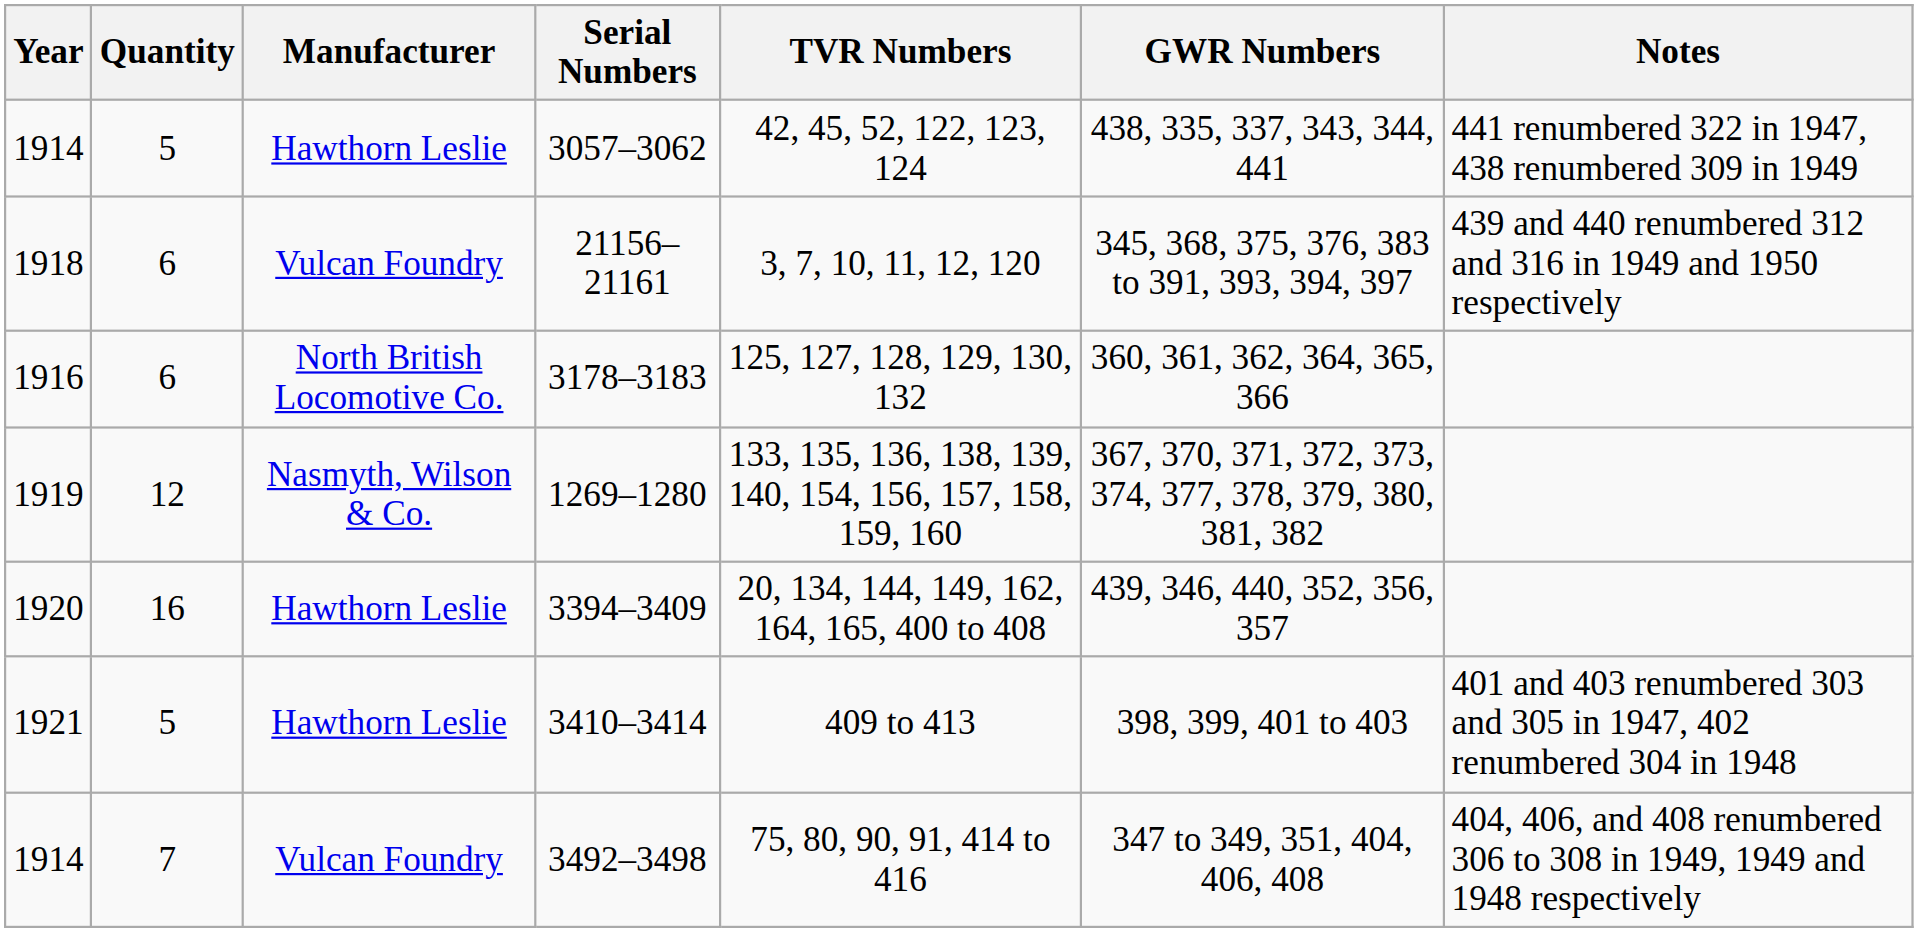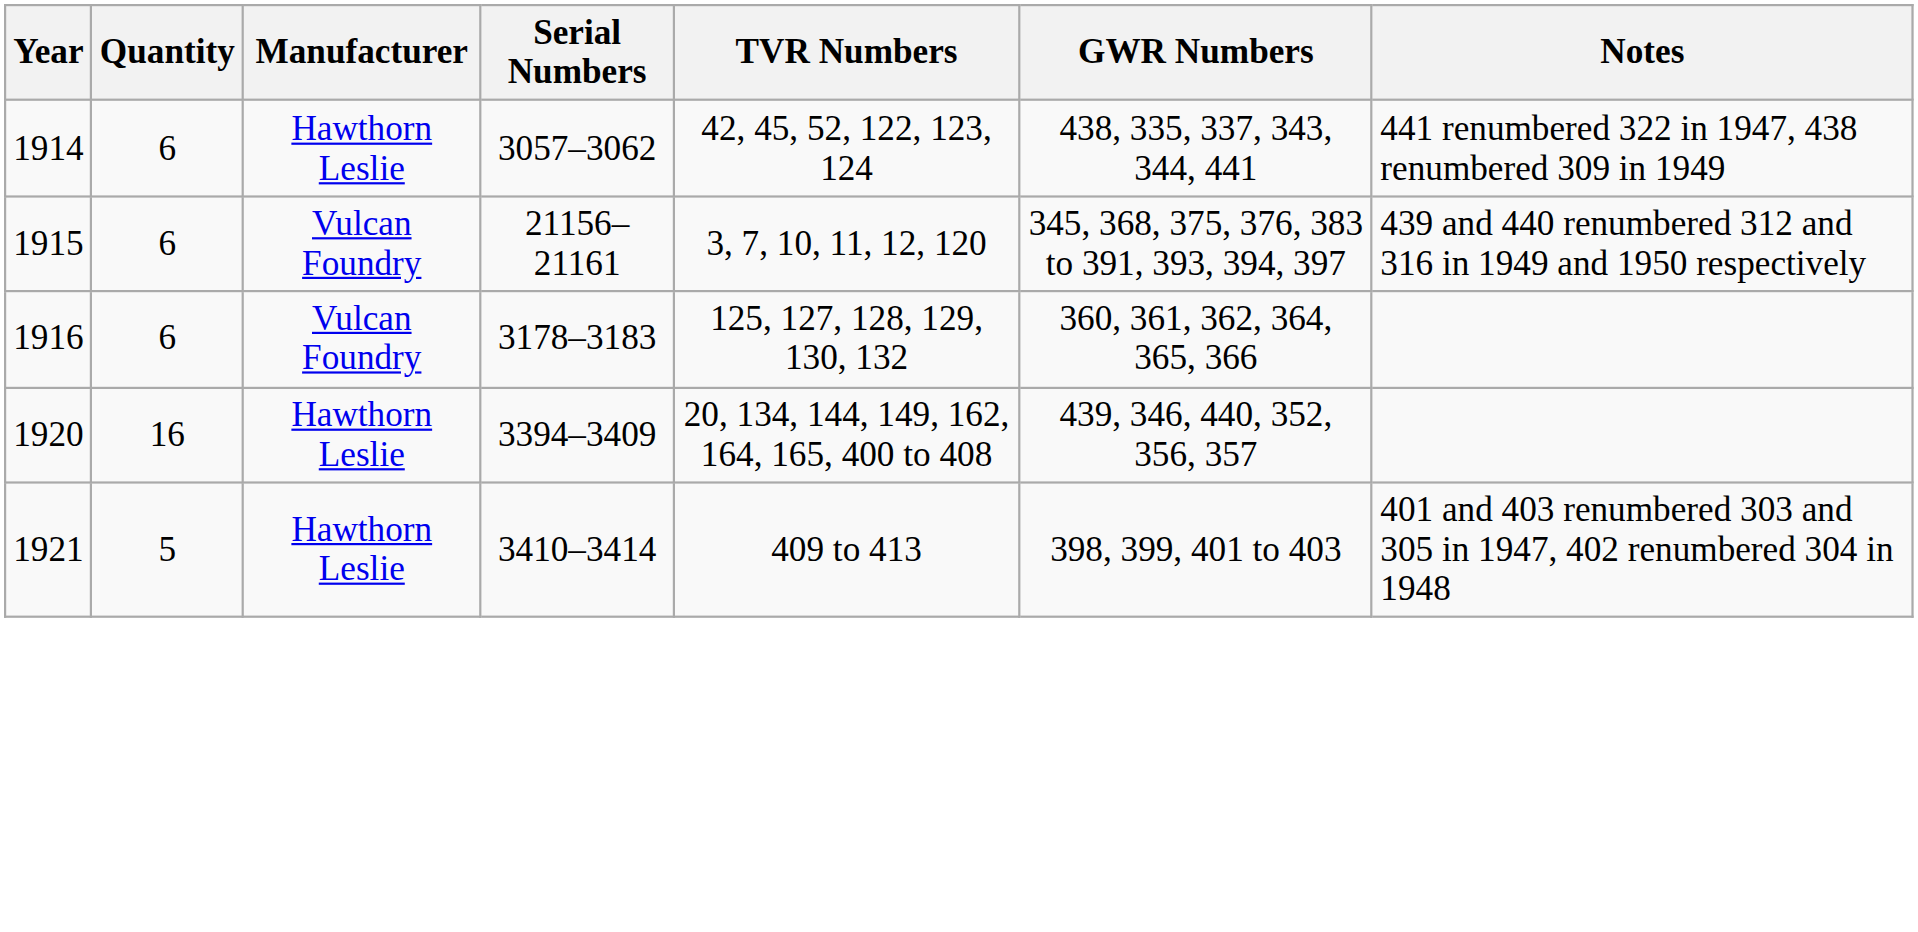(167, 147) 5 -> (167, 147) 6
(48, 262) 1918 -> (48, 243) 1915
(389, 378) North British Locomotive Co. -> (362, 338) Vulcan Foundry
- row: (627, 493)
- row: (627, 858)
